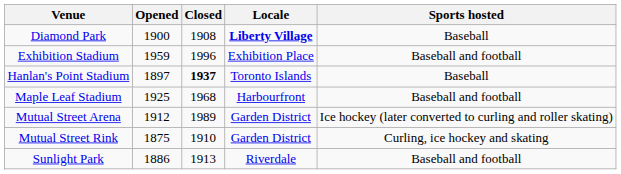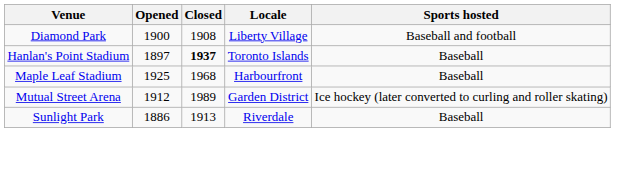(271, 35) bold -> (268, 35) normal
(466, 35) Baseball -> (461, 35) Baseball and football
- row: (68, 55)
(466, 96) Baseball and football -> (461, 76) Baseball
- row: (68, 138)
(466, 158) Baseball and football -> (461, 117) Baseball
